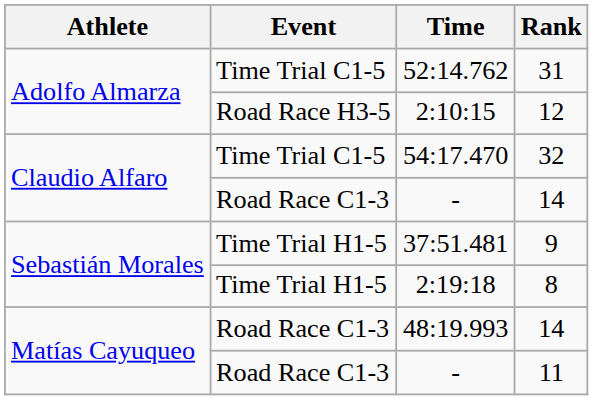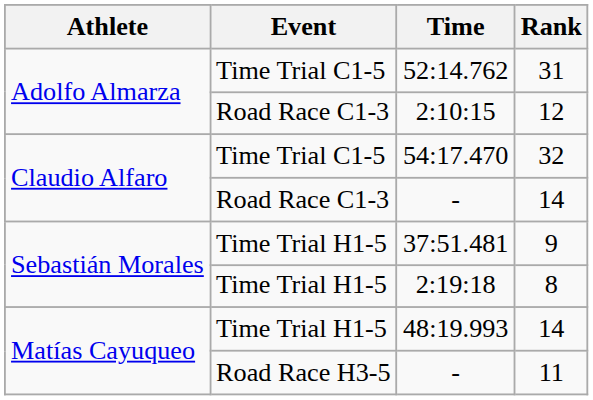(303, 112) Road Race H3-5 -> (303, 112) Road Race C1-3
(303, 329) Road Race C1-3 -> (301, 329) Time Trial H1-5
(303, 372) Road Race C1-3 -> (303, 372) Road Race H3-5
